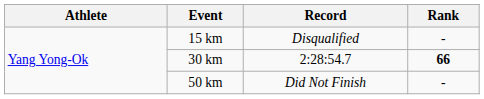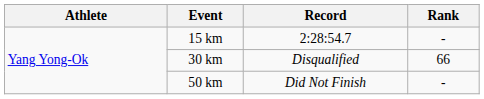(326, 38) Disqualified -> (326, 38) 2:28:54.7
(326, 60) 2:28:54.7 -> (326, 60) Disqualified
(443, 60) bold -> (443, 60) normal
